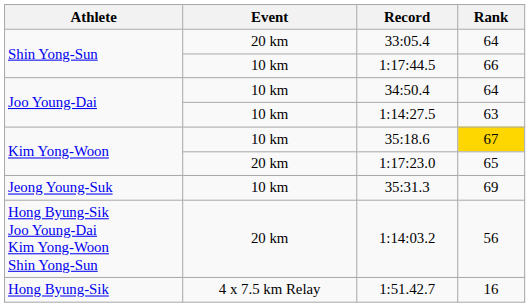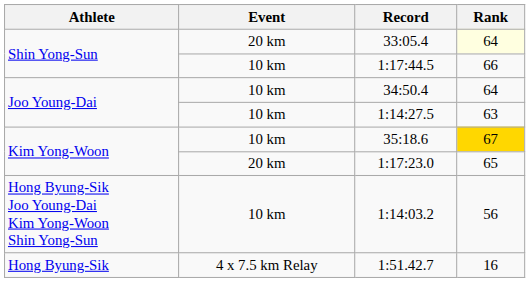(491, 41) no background -> (491, 41) lightyellow background
- row: (407, 188)
(270, 239) 20 km -> (267, 214) 10 km
